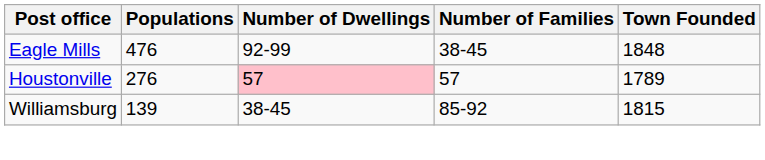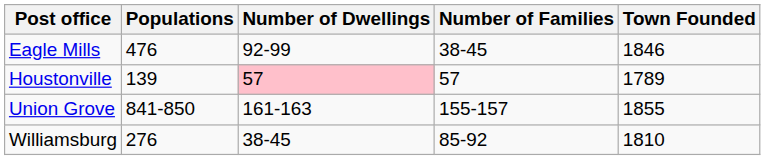(644, 49) 1848 -> (644, 49) 1846
(141, 79) 276 -> (141, 79) 139
+ row: (62, 109)
(141, 109) 139 -> (141, 139) 276
(644, 109) 1815 -> (644, 139) 1810
